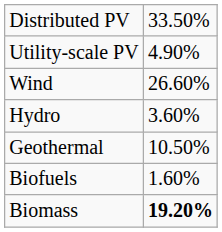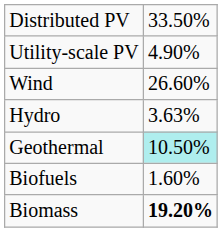(174, 115) 3.60% -> (174, 115) 3.63%
(179, 147) no background -> (179, 147) paleturquoise background
